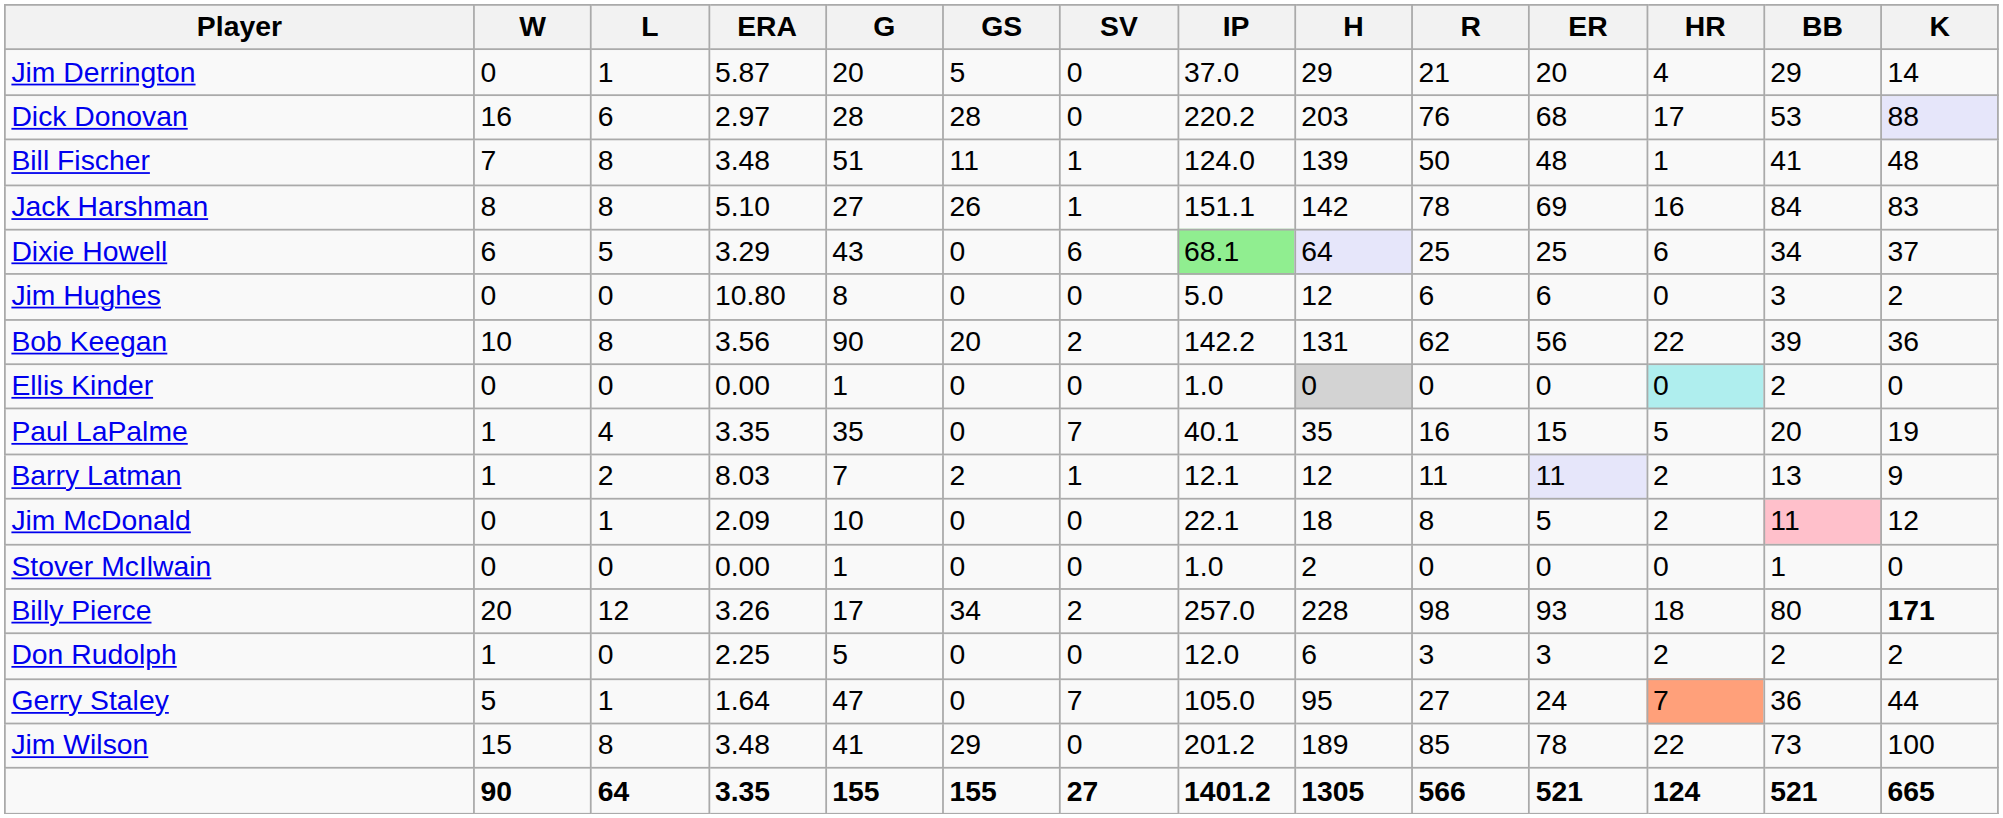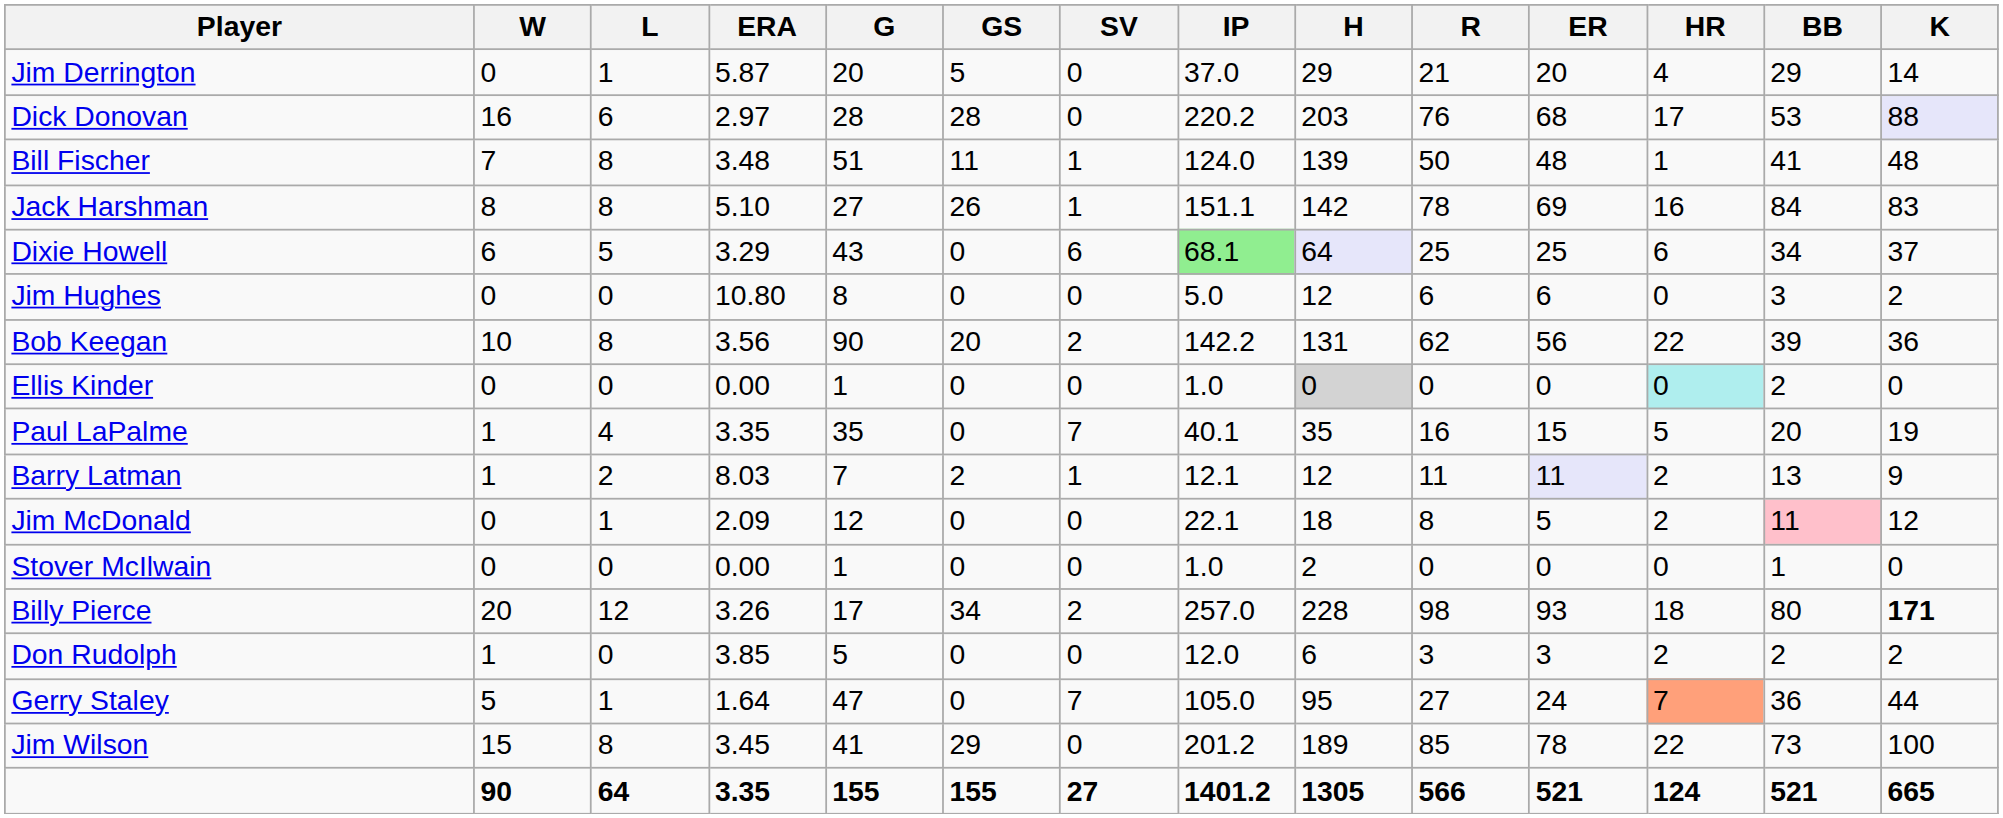(848, 521) 10 -> (848, 521) 12
(743, 655) 2.25 -> (743, 655) 3.85
(743, 745) 3.48 -> (743, 745) 3.45
